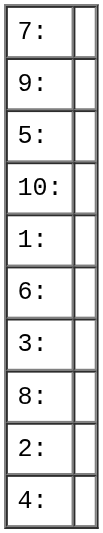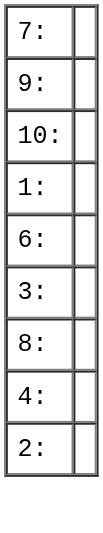- row: (33, 136)
rows swapped: (33, 449) <-> (33, 501)
